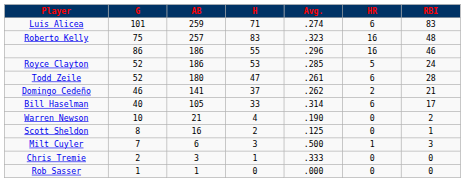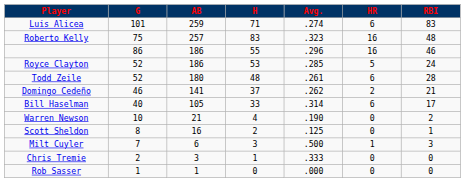(255, 78) 47 -> (255, 78) 48
